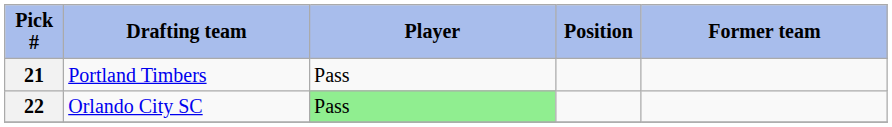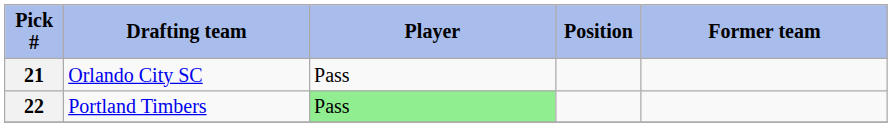(137, 74) Portland Timbers -> (135, 74) Orlando City SC
(135, 106) Orlando City SC -> (137, 106) Portland Timbers
